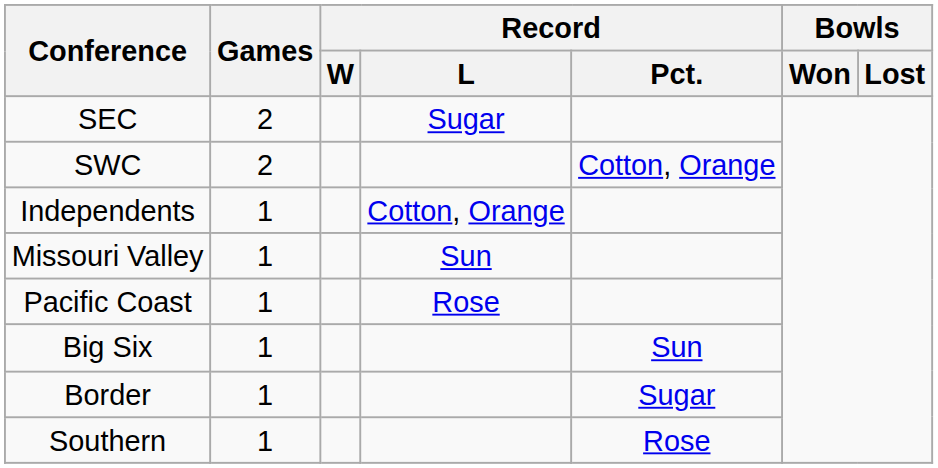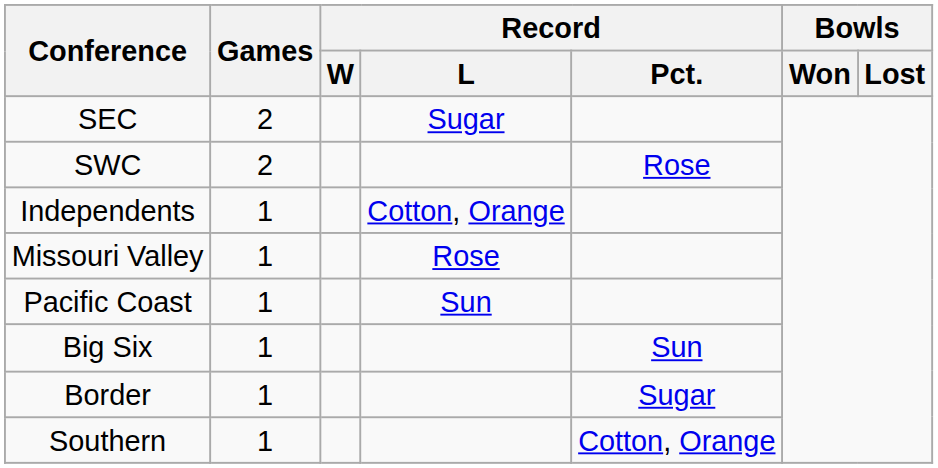(677, 165) Cotton, Orange -> (677, 165) Rose
(466, 257) Sun -> (466, 257) Rose
(466, 302) Rose -> (466, 302) Sun
(677, 439) Rose -> (677, 439) Cotton, Orange
